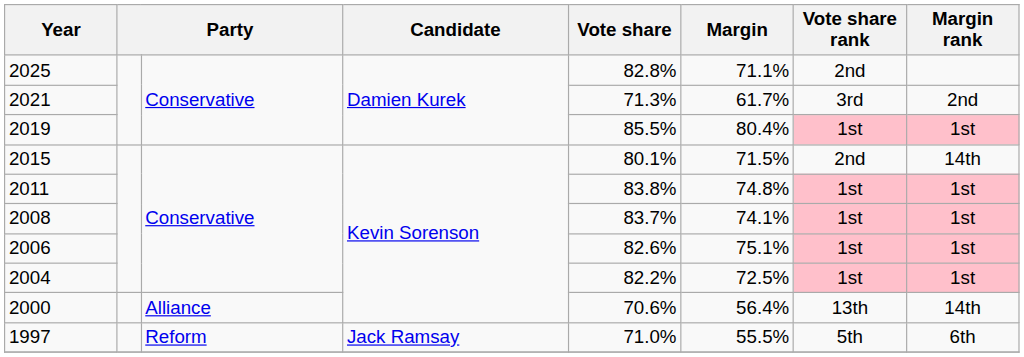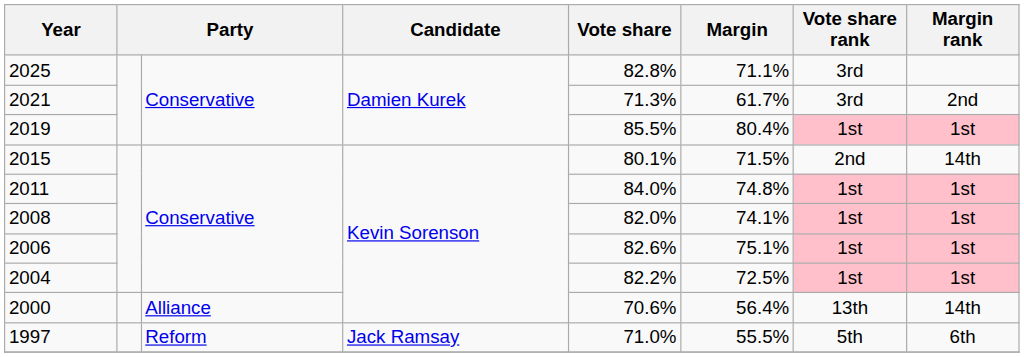(850, 70) 2nd -> (850, 70) 3rd
(650, 188) 83.8% -> (650, 188) 84.0%
(650, 218) 83.7% -> (650, 218) 82.0%
